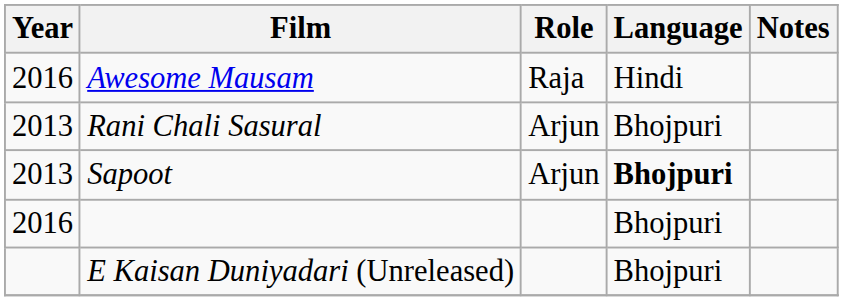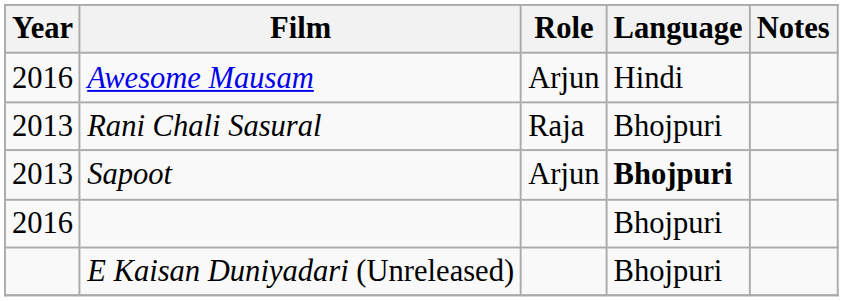(556, 77) Raja -> (564, 77) Arjun
(564, 125) Arjun -> (556, 125) Raja
